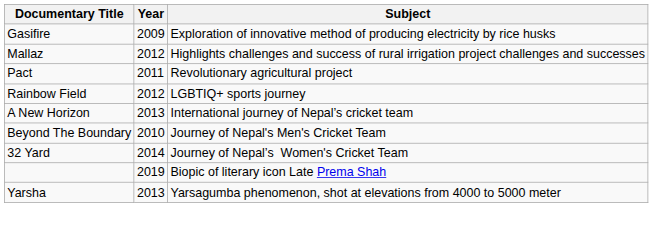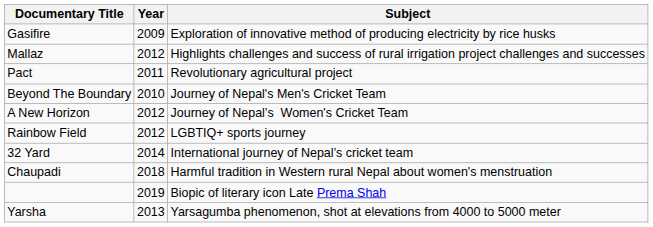rows swapped: (69, 133) <-> (47, 93)
(151, 113) 2013 -> (151, 113) 2012
(292, 113) International journey of Nepal’s cricket team -> (289, 113) Journey of Nepal’s Women's Cricket Team
(289, 152) Journey of Nepal’s Women's Cricket Team -> (292, 152) International journey of Nepal’s cricket team
+ row: (34, 172)
